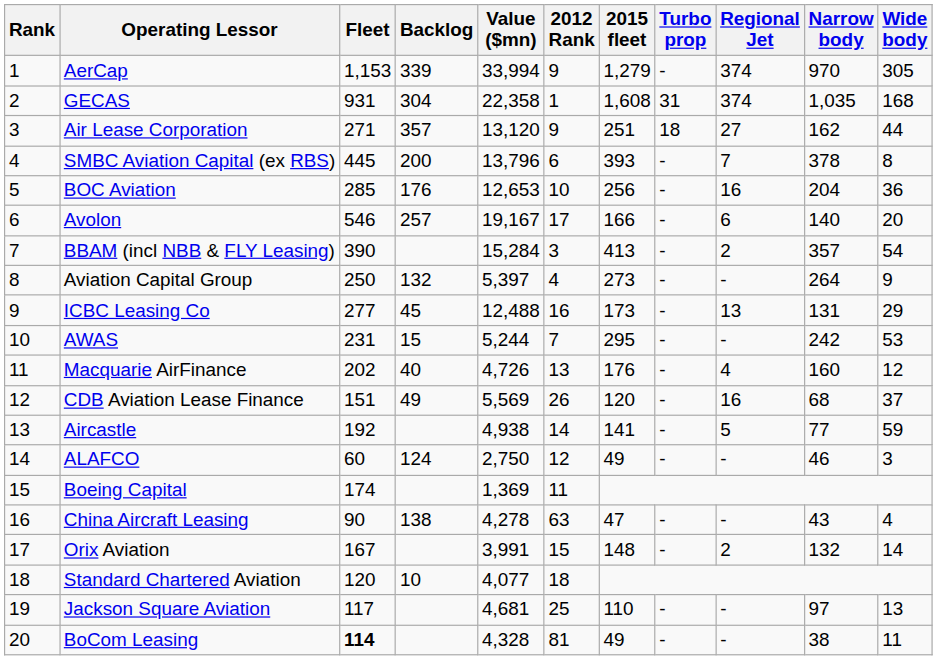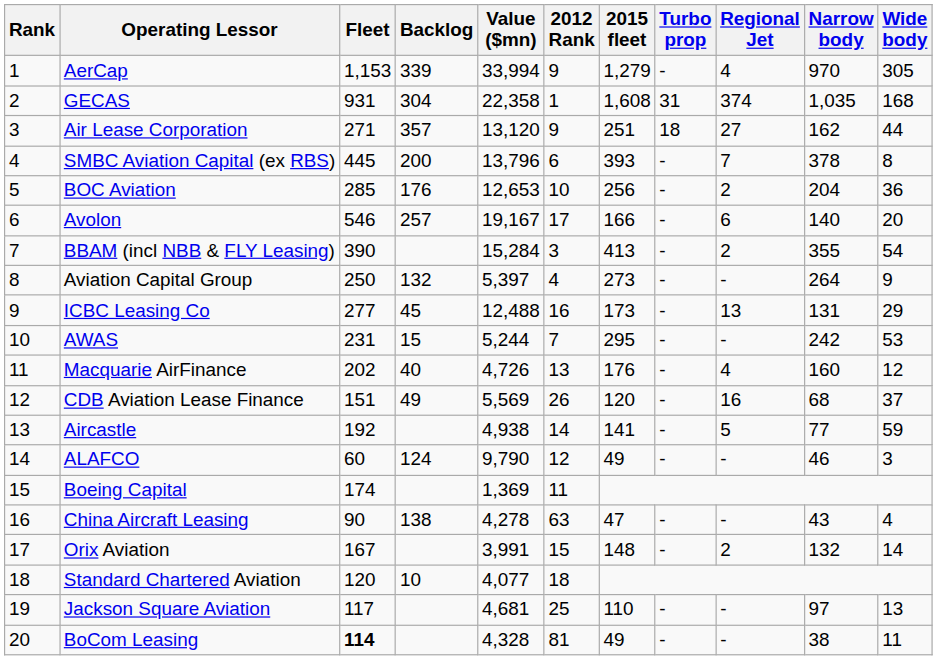(736, 70) 374 -> (725, 70) 4
(731, 190) 16 -> (725, 190) 2
(824, 250) 357 -> (824, 250) 355
(506, 459) 2,750 -> (506, 459) 9,790
